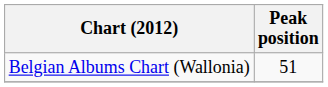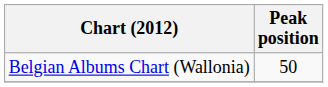(288, 67) 51 -> (288, 67) 50
